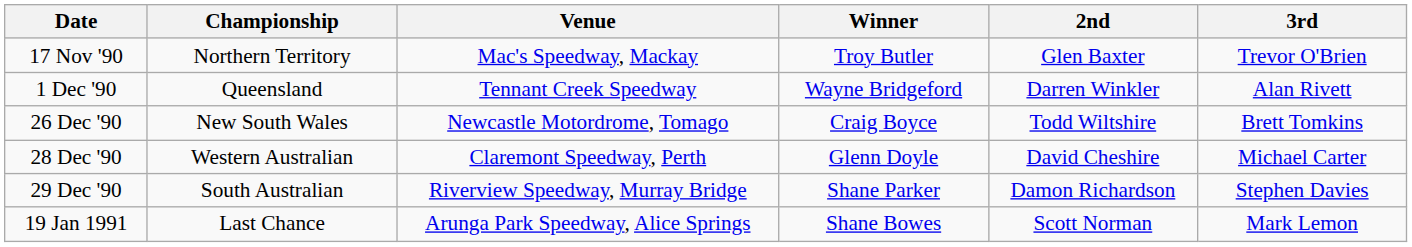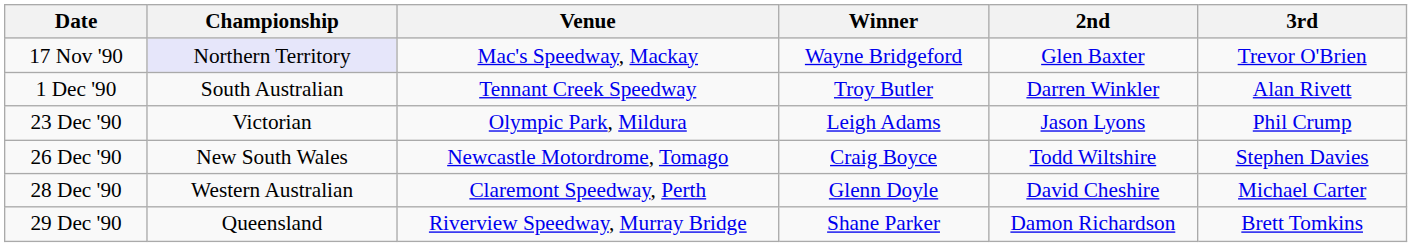(272, 55) no background -> (272, 55) lavender background
(884, 55) Troy Butler -> (884, 55) Wayne Bridgeford
(272, 88) Queensland -> (272, 88) South Australian
(884, 88) Wayne Bridgeford -> (884, 88) Troy Butler
+ row: (76, 122)
(1302, 122) Brett Tomkins -> (1302, 156) Stephen Davies
(272, 190) South Australian -> (272, 223) Queensland
(1302, 190) Stephen Davies -> (1302, 223) Brett Tomkins
- row: (76, 223)
